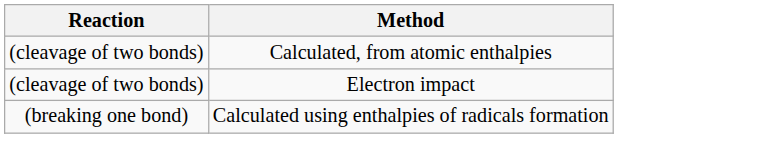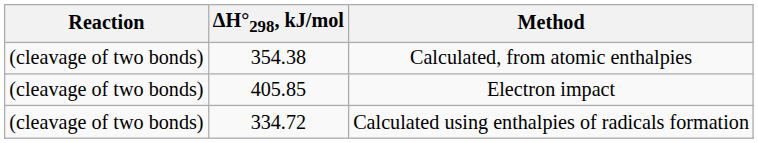+ column: (278, 23)
(106, 116) (breaking one bond) -> (106, 121) (cleavage of two bonds)
